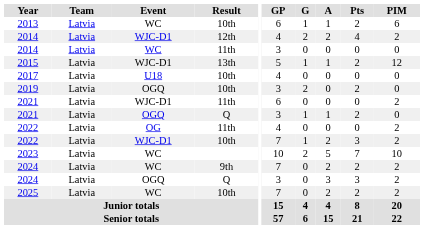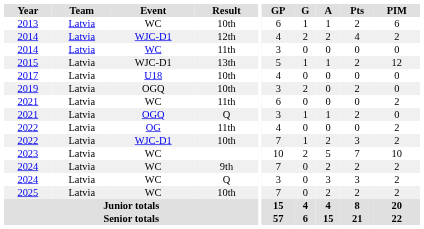(153, 101) WJC-D1 -> (153, 101) WC
(153, 179) OGQ -> (153, 179) WC
